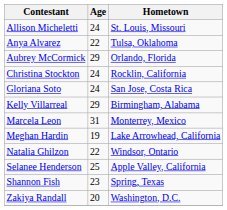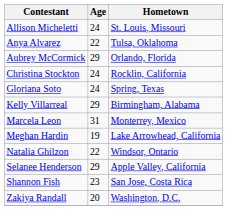(151, 89) San Jose, Costa Rica -> (137, 89) Spring, Texas
(95, 167) 25 -> (95, 167) 29
(137, 182) Spring, Texas -> (151, 182) San Jose, Costa Rica
